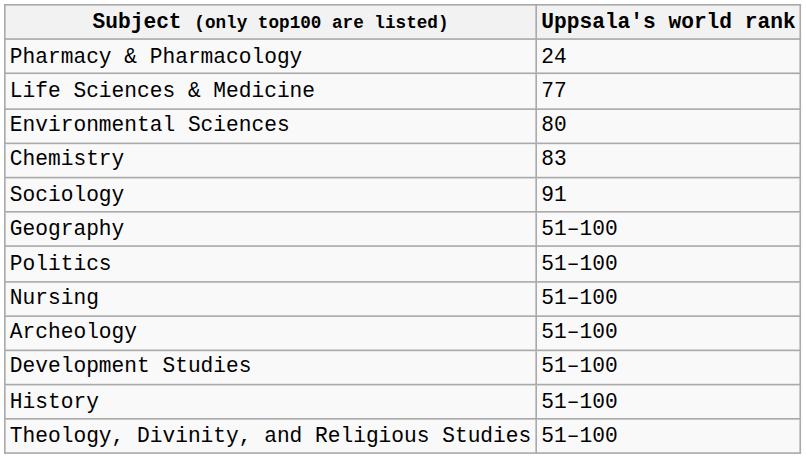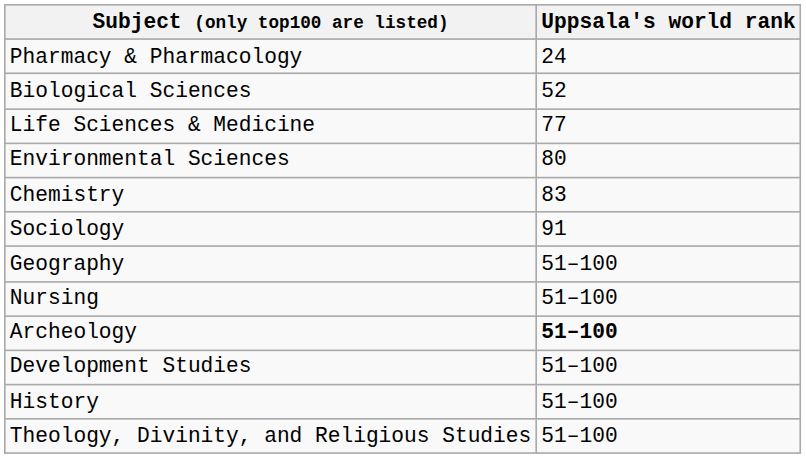+ row: (131, 91)
- row: (61, 264)
(579, 333) normal -> (579, 333) bold
